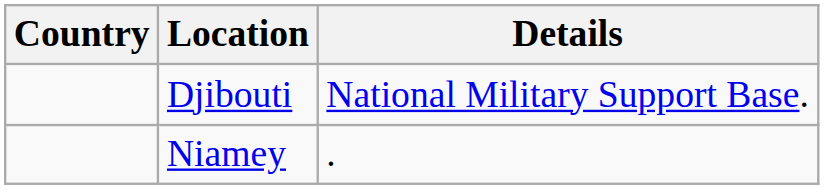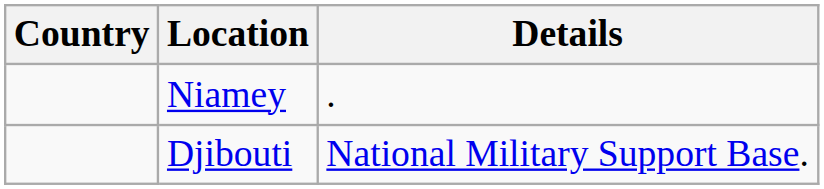rows swapped: (230, 93) <-> (226, 153)
